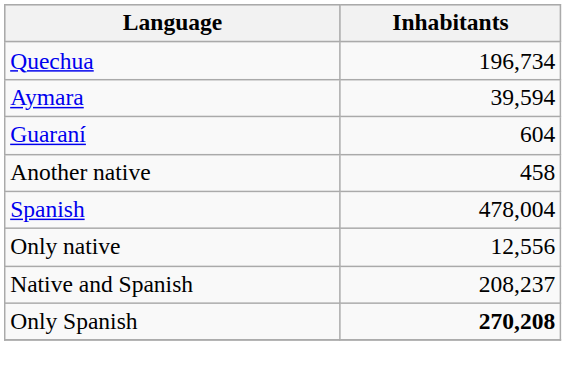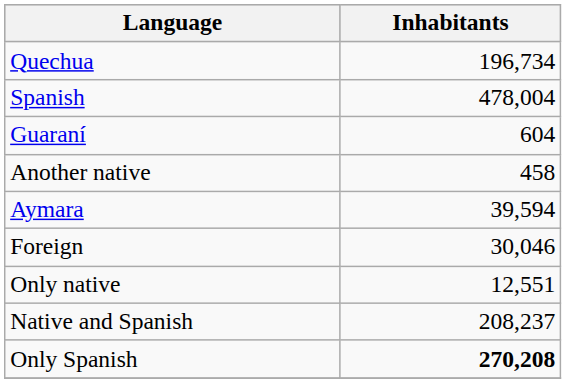rows swapped: (47, 97) <-> (47, 209)
+ row: (47, 246)
(523, 246) 12,556 -> (523, 284) 12,551
